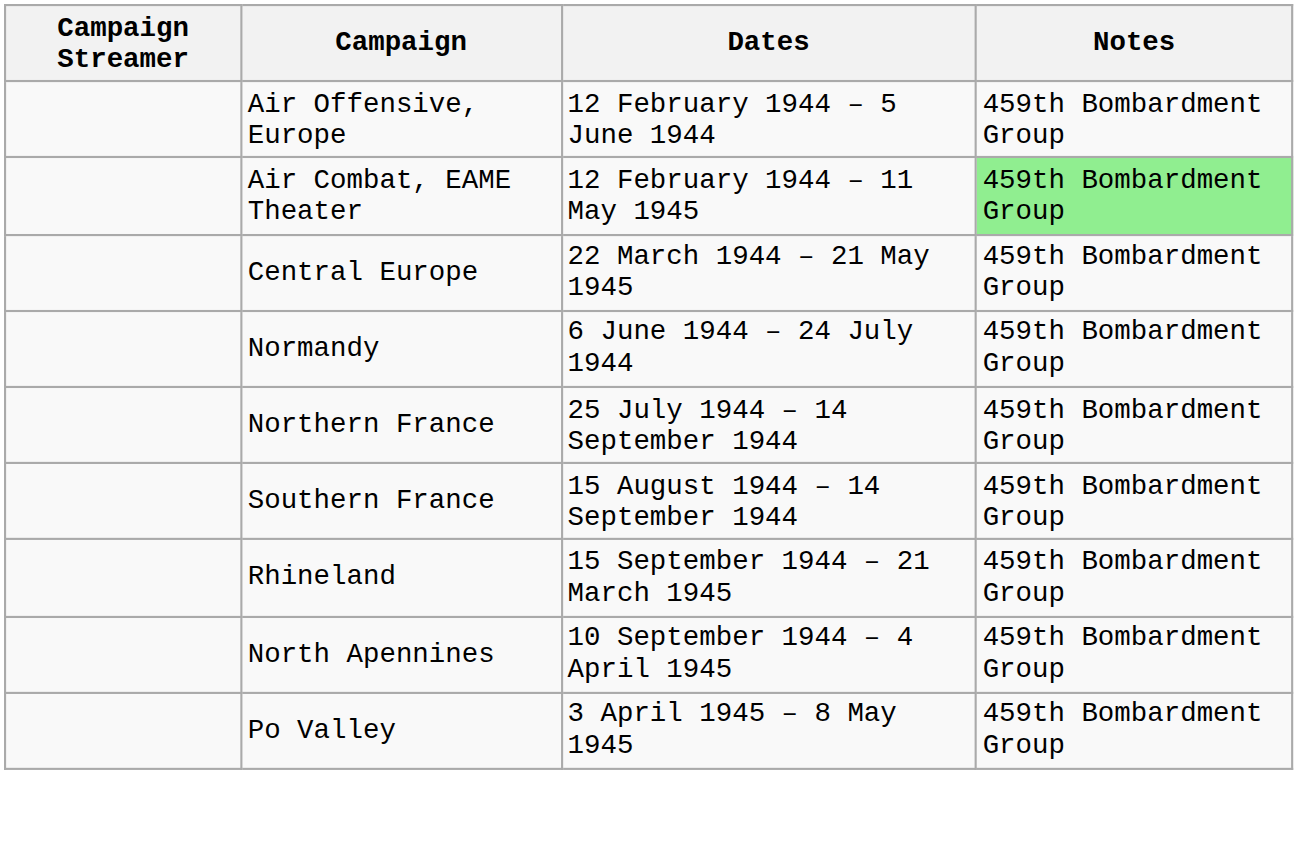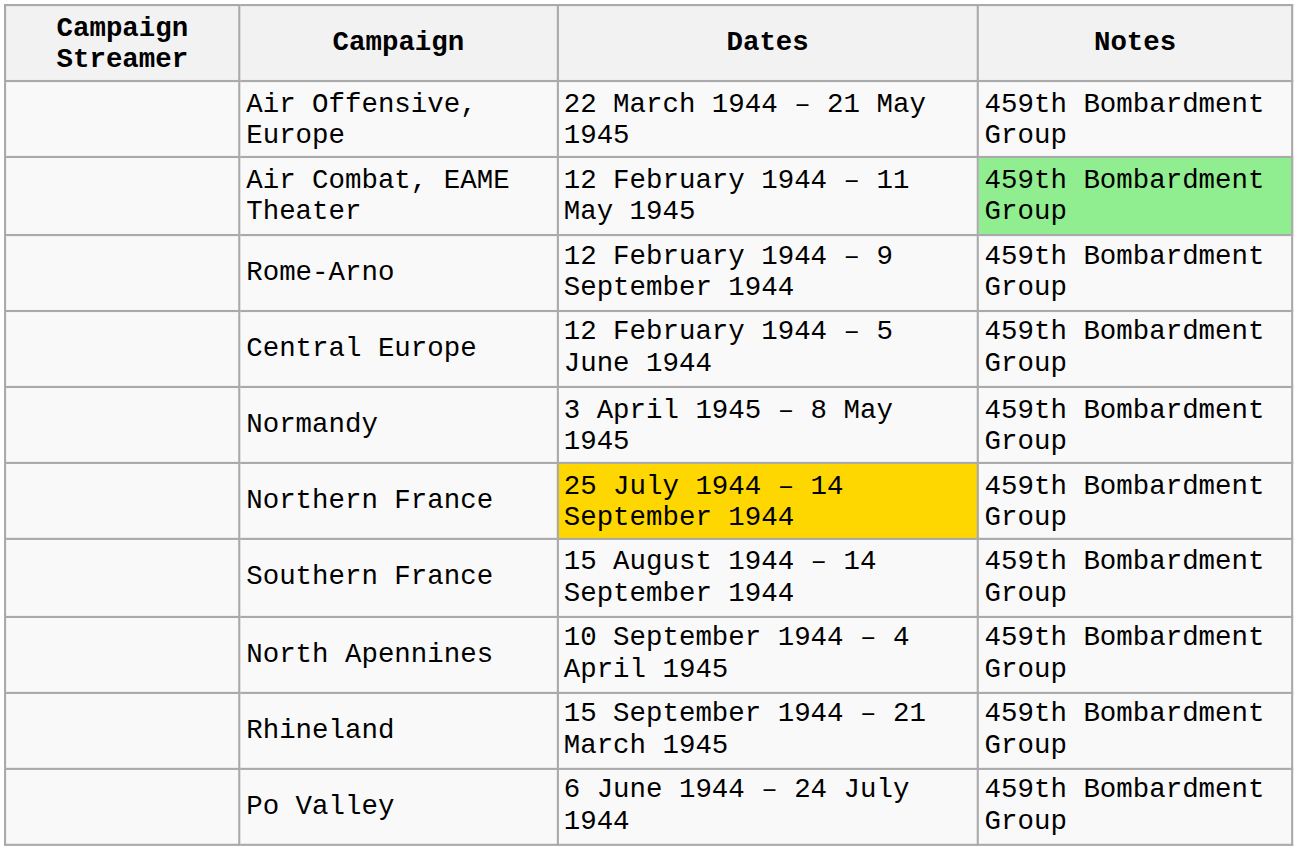(732, 120) 12 February 1944 – 5 June 1944 -> (745, 120) 22 March 1944 – 21 May 1945
+ row: (320, 272)
(749, 272) 22 March 1944 – 21 May 1945 -> (728, 349) 12 February 1944 – 5 June 1944
(740, 349) 6 June 1944 – 24 July 1944 -> (728, 425) 3 April 1945 – 8 May 1945
(707, 425) no background -> (704, 501) gold background
rows swapped: (371, 654) <-> (322, 578)
(732, 730) 3 April 1945 – 8 May 1945 -> (737, 807) 6 June 1944 – 24 July 1944
